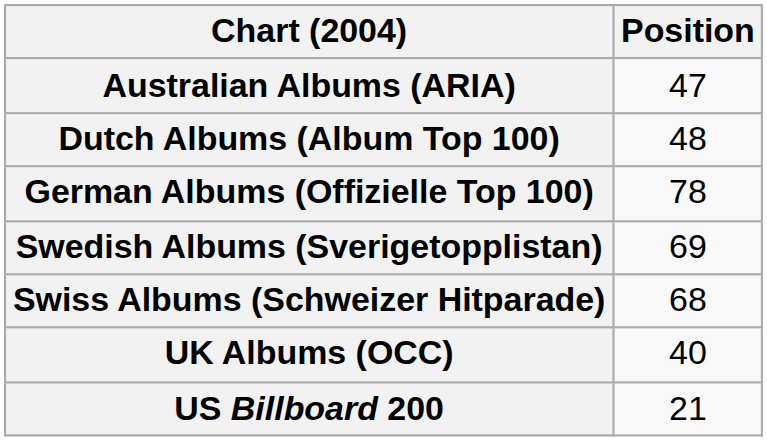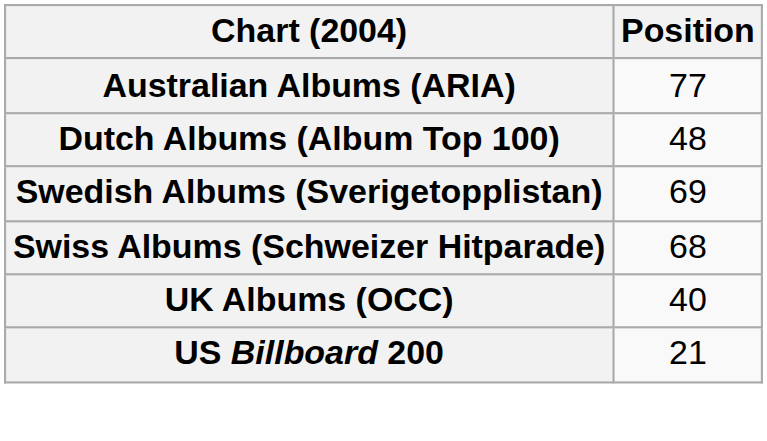(688, 85) 47 -> (688, 85) 77
- row: (309, 192)
